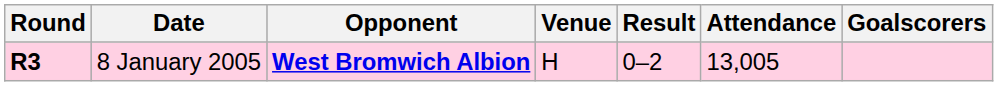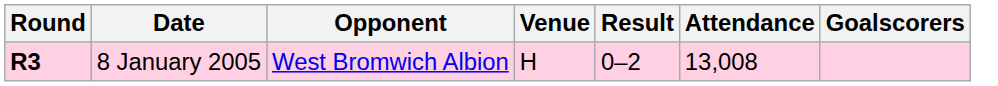(401, 61) bold -> (390, 61) normal
(743, 61) 13,005 -> (721, 61) 13,008
